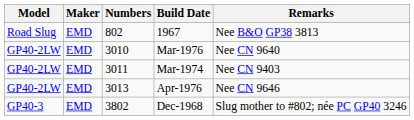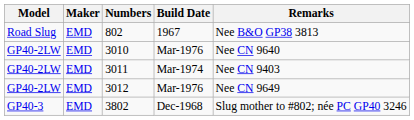+ row: (117, 87)
- row: (117, 87)
